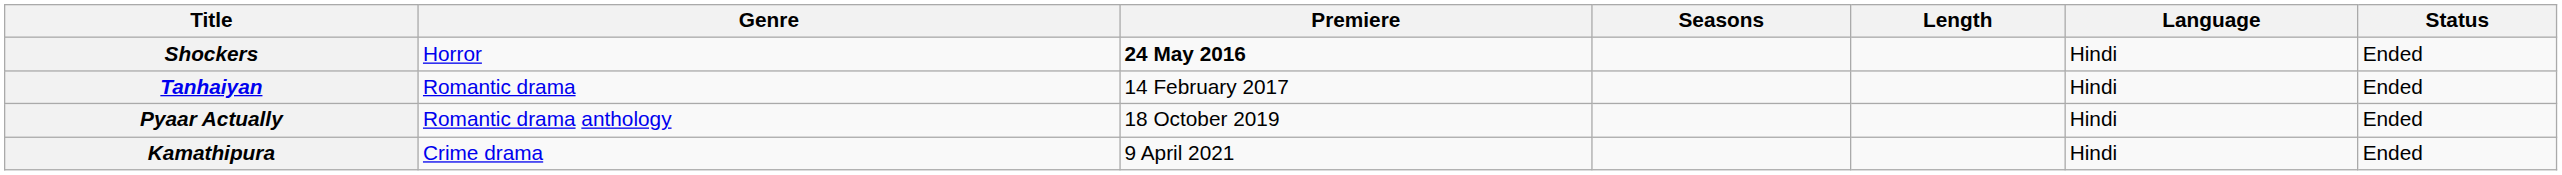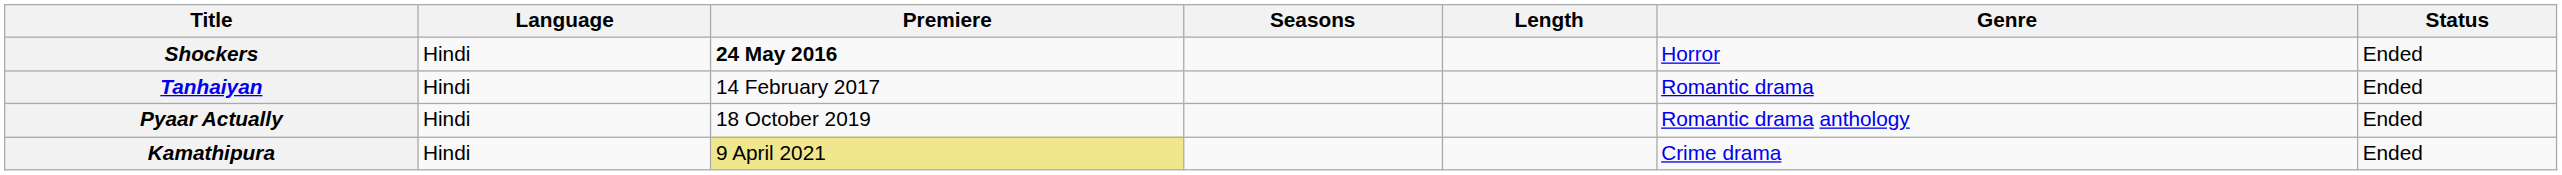columns swapped: (769, 20) <-> (2211, 20)
(1179, 152) no background -> (771, 152) khaki background
